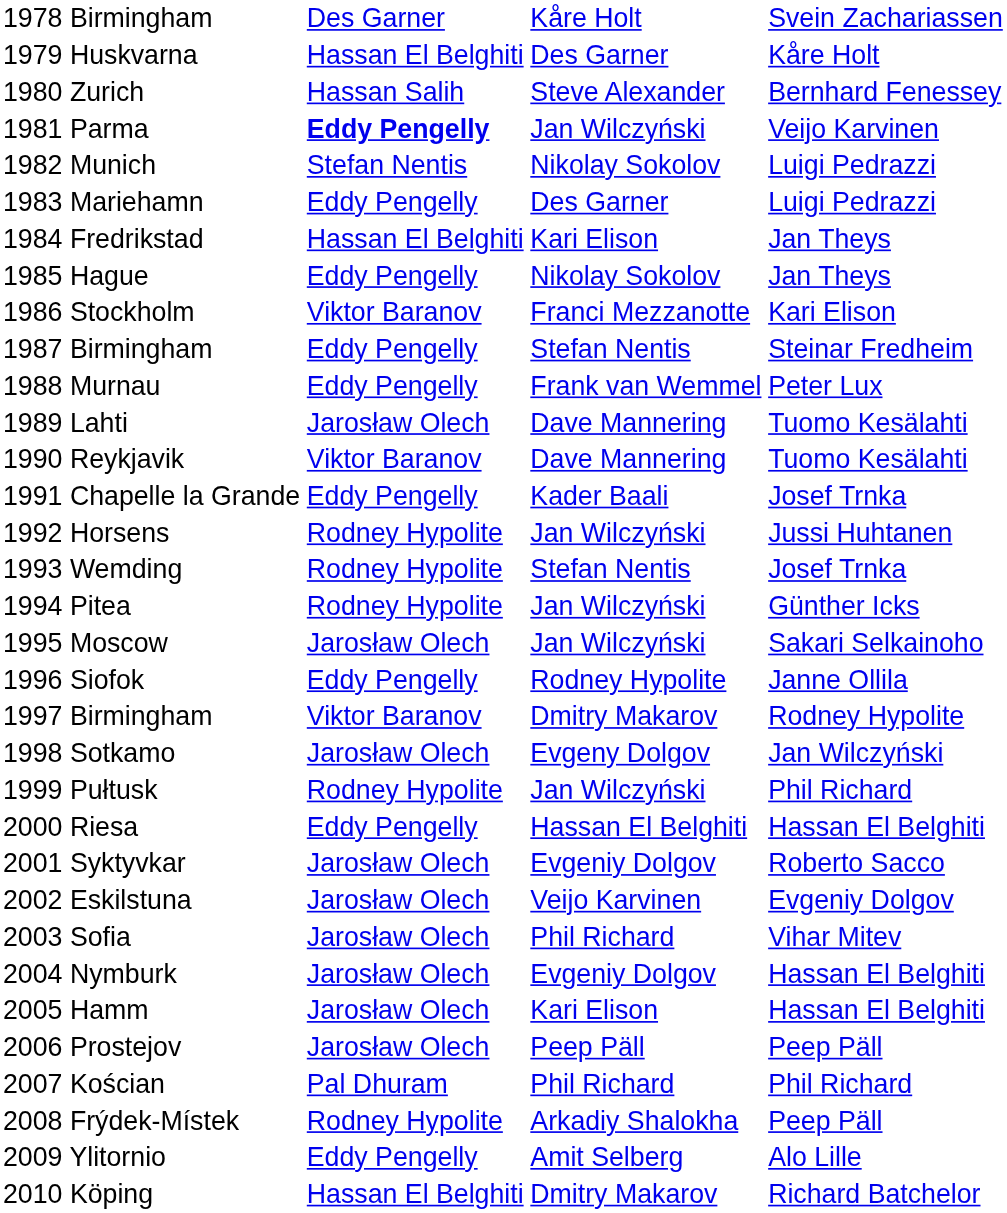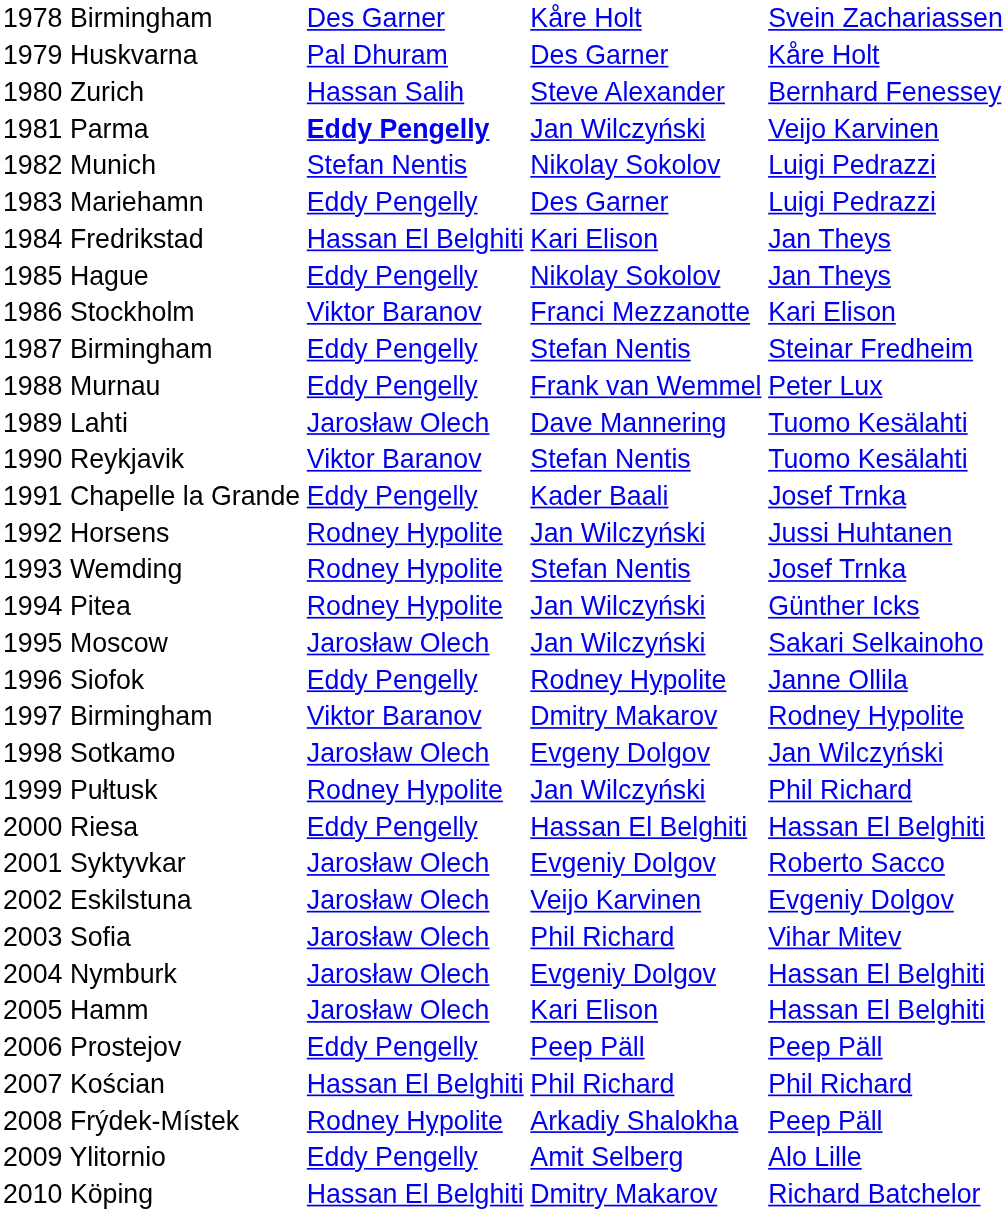(415, 55) Hassan El Belghiti -> (377, 55) Pal Dhuram
(628, 459) Dave Mannering -> (611, 459) Stefan Nentis
(398, 1047) Jarosław Olech -> (392, 1047) Eddy Pengelly
(377, 1084) Pal Dhuram -> (415, 1084) Hassan El Belghiti
